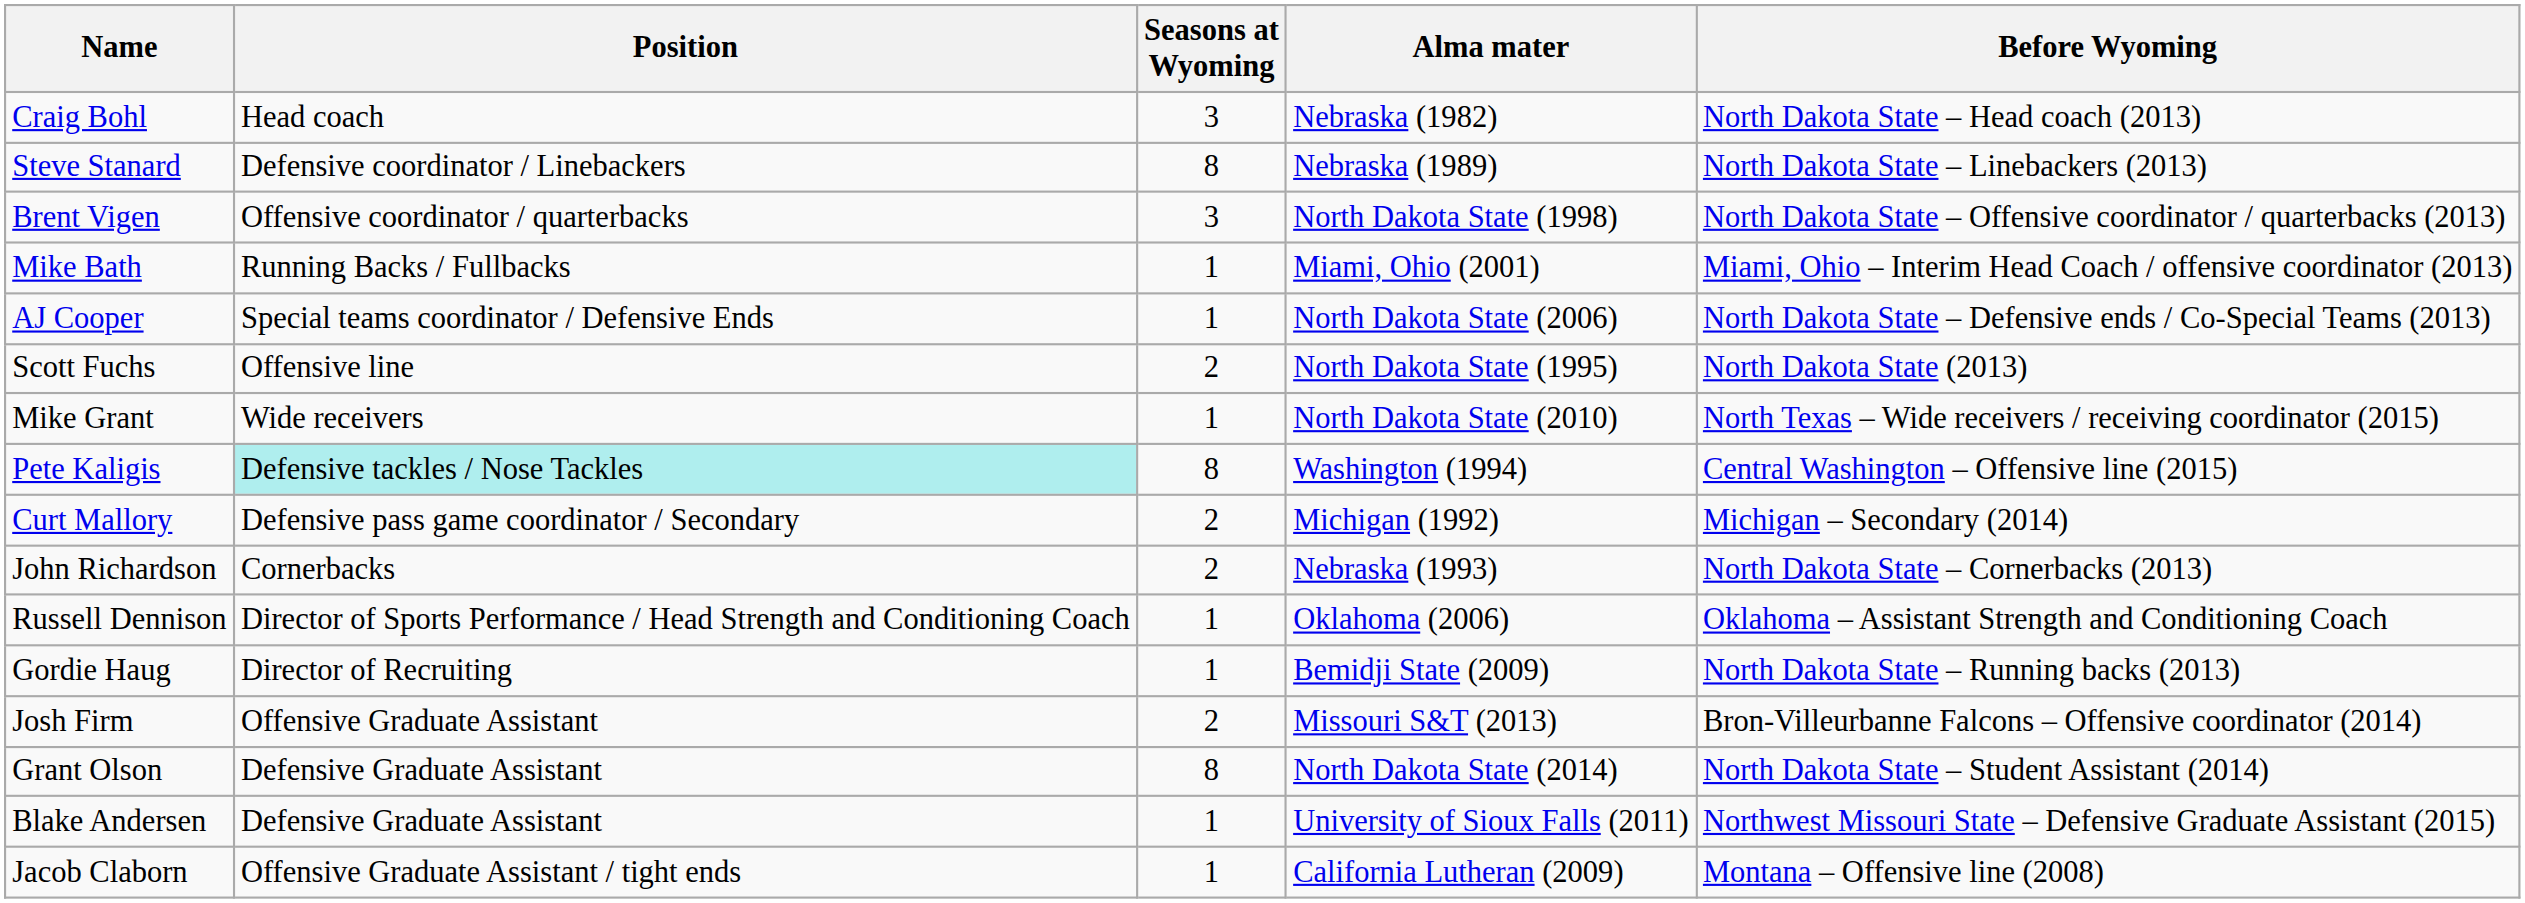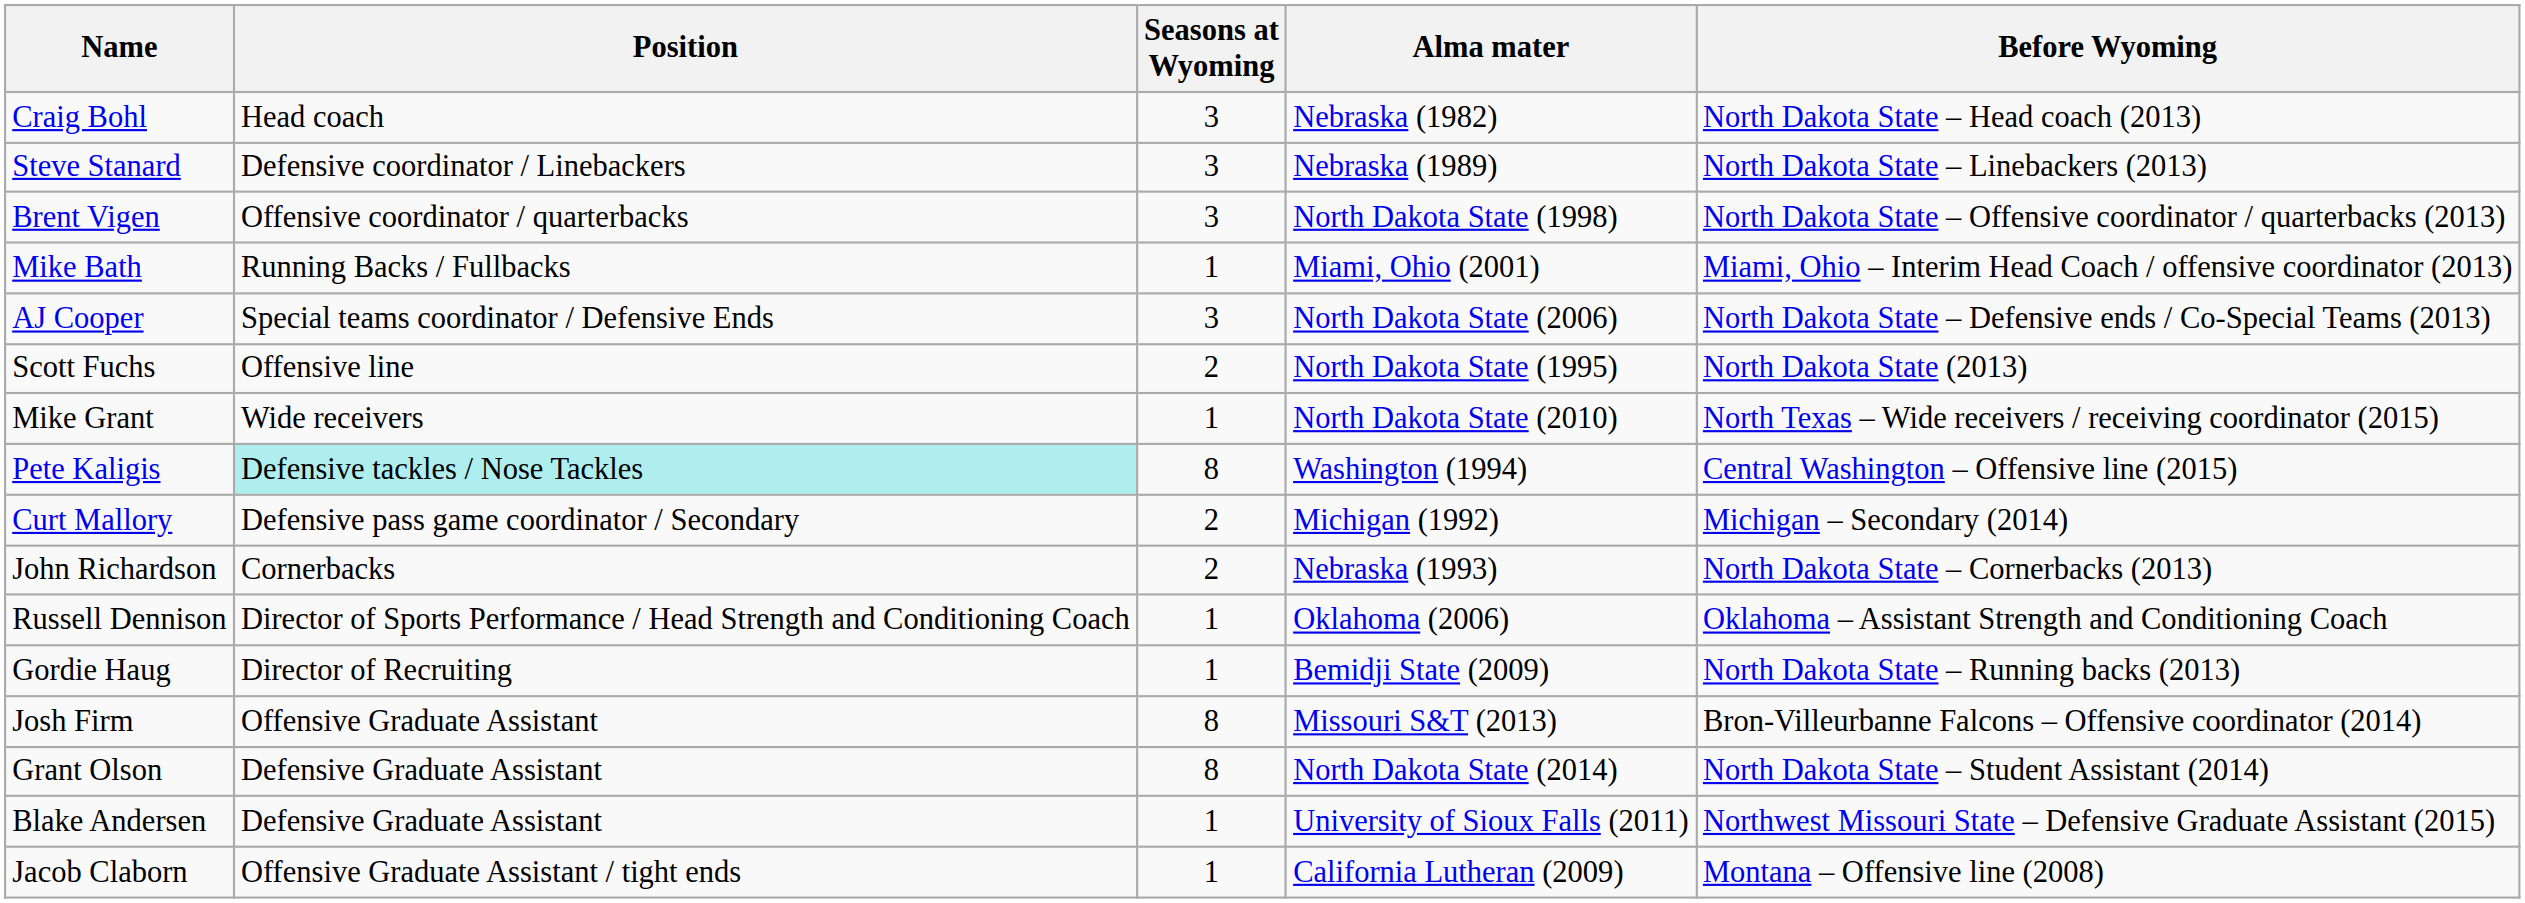(1211, 166) 8 -> (1211, 166) 3
(1211, 317) 1 -> (1211, 317) 3
(1211, 720) 2 -> (1211, 720) 8
